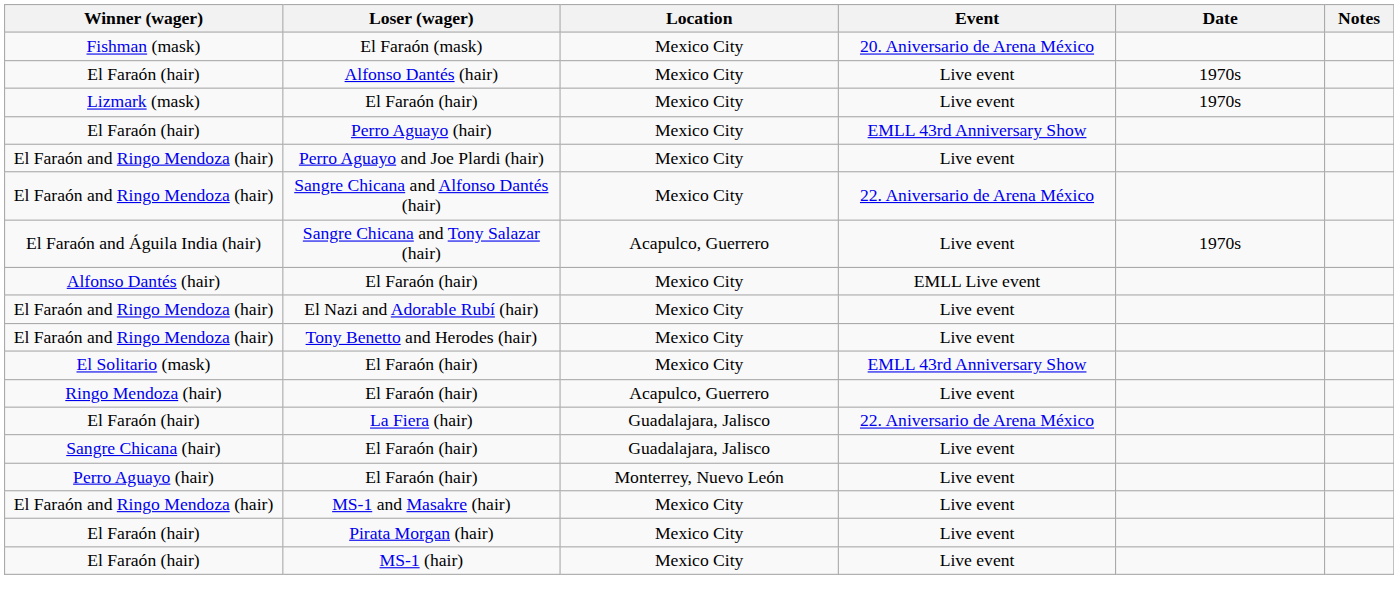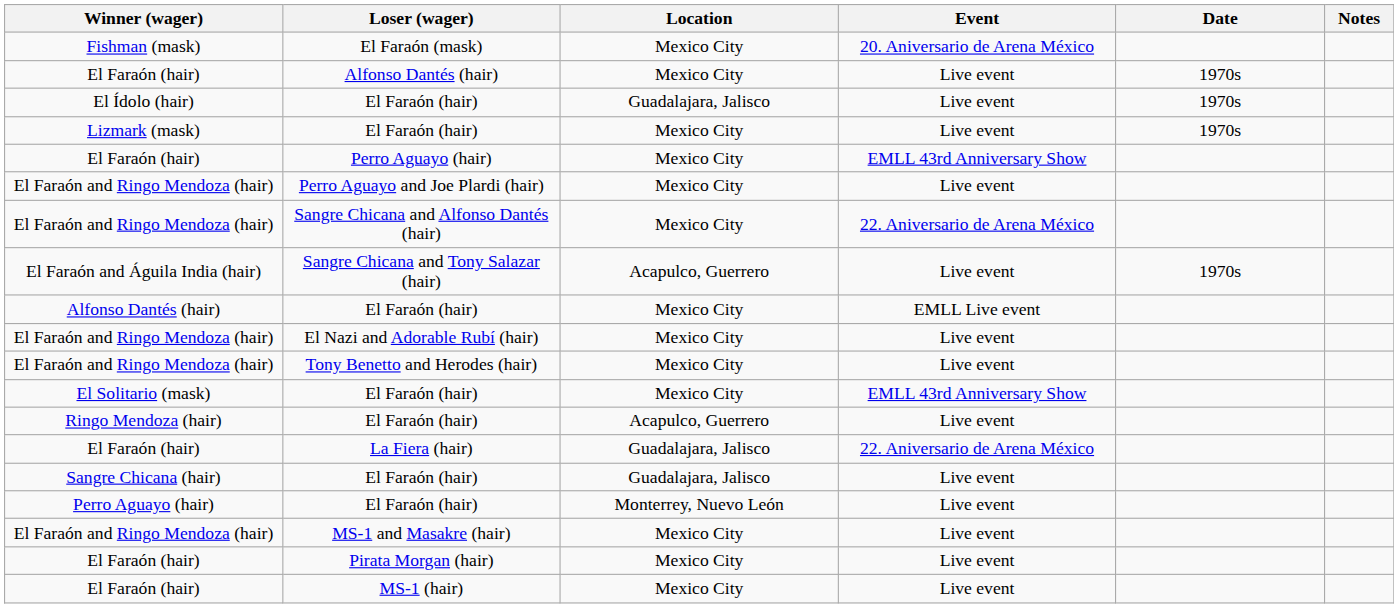+ row: (143, 102)
